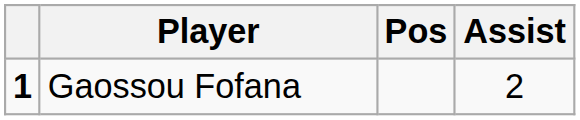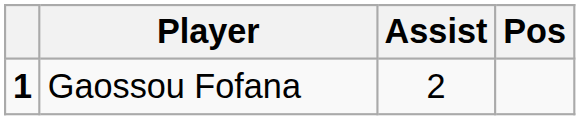columns swapped: (416, 31) <-> (515, 31)
